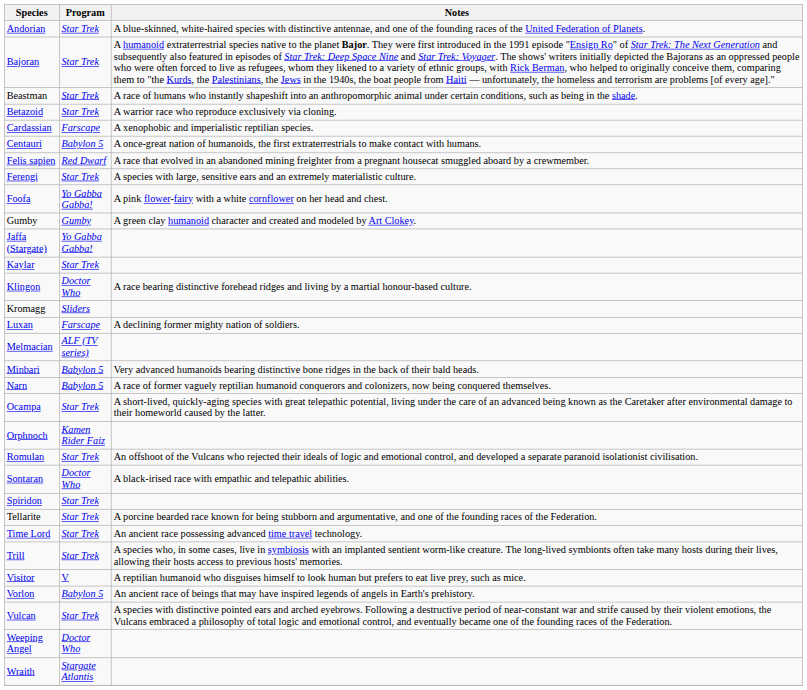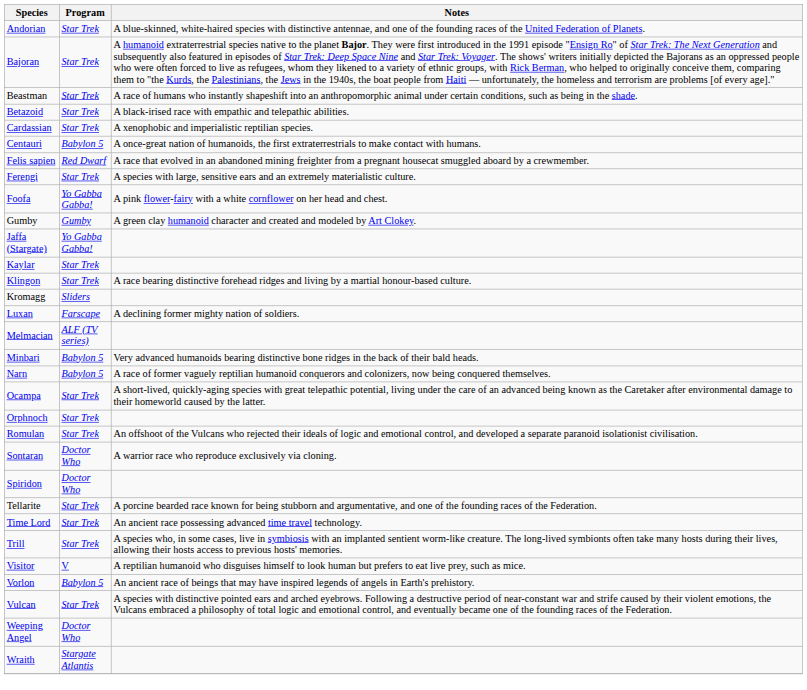(225, 112) A warrior race who reproduce exclusively via cloning. -> (231, 112) A black-irised race with empathic and telepathic abilities.
(81, 128) Farscape -> (80, 128) Star Trek
(76, 287) Doctor Who -> (80, 281) Star Trek
(83, 435) Kamen Rider Faiz -> (80, 418) Star Trek
(231, 479) A black-irised race with empathic and telepathic abilities. -> (225, 456) A warrior race who reproduce exclusively via cloning.
(80, 501) Star Trek -> (76, 484) Doctor Who
